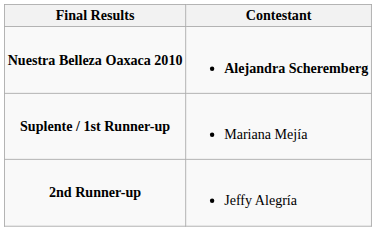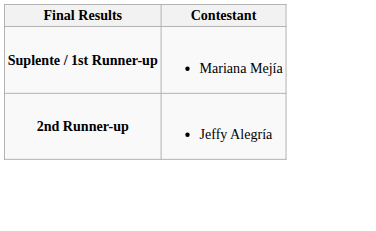- row: (95, 59)
